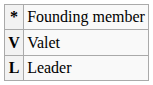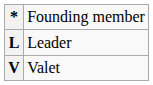rows swapped: (14, 67) <-> (14, 42)
